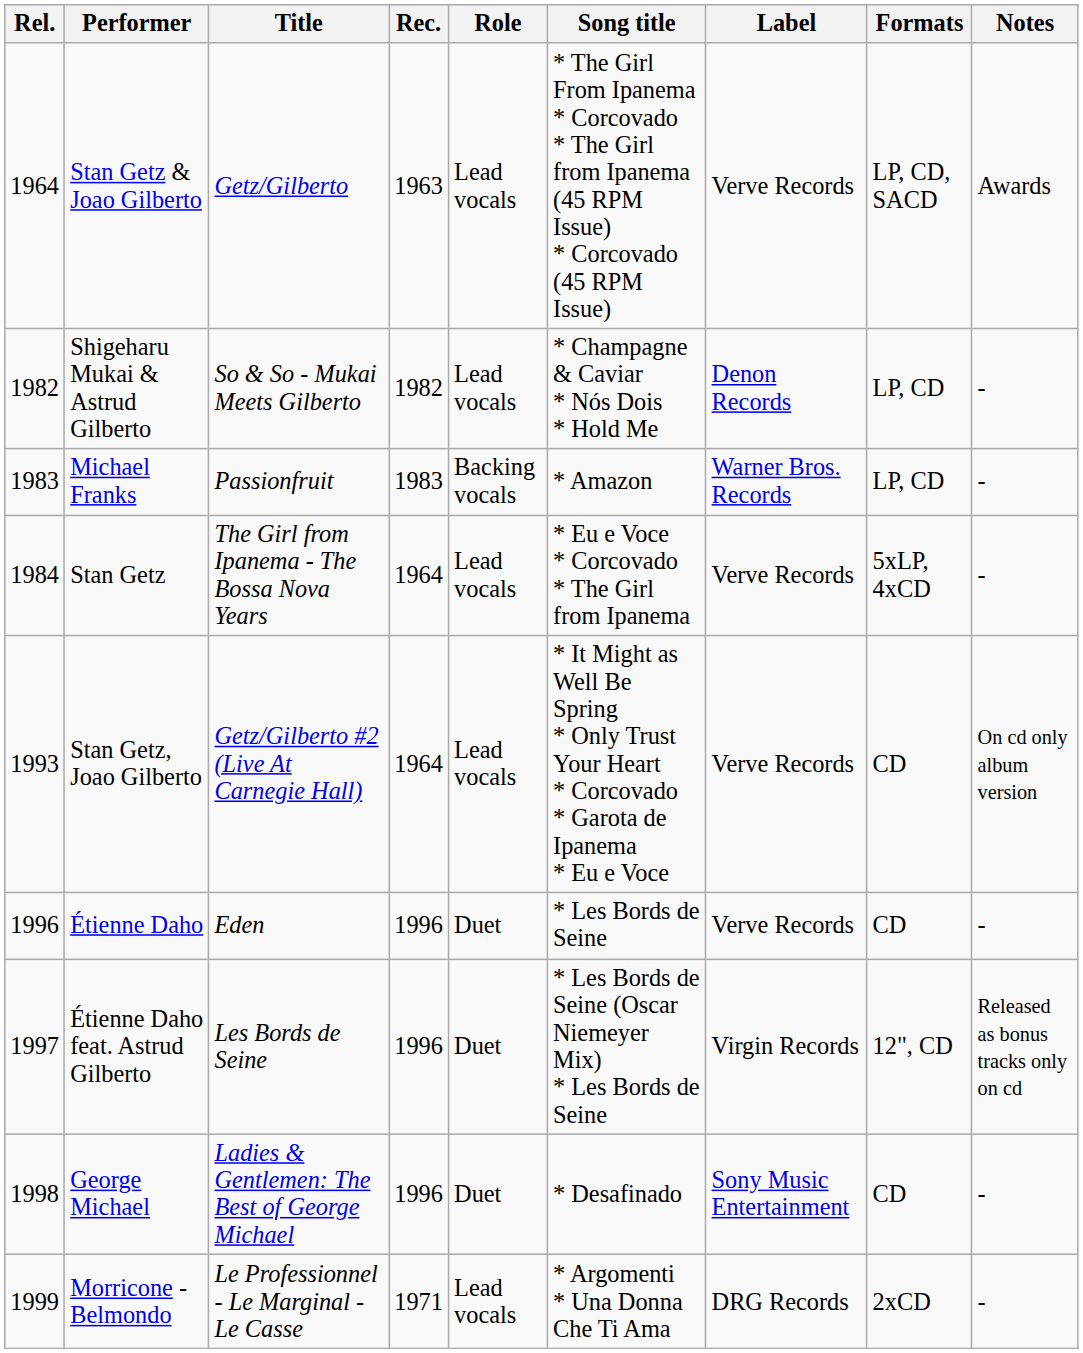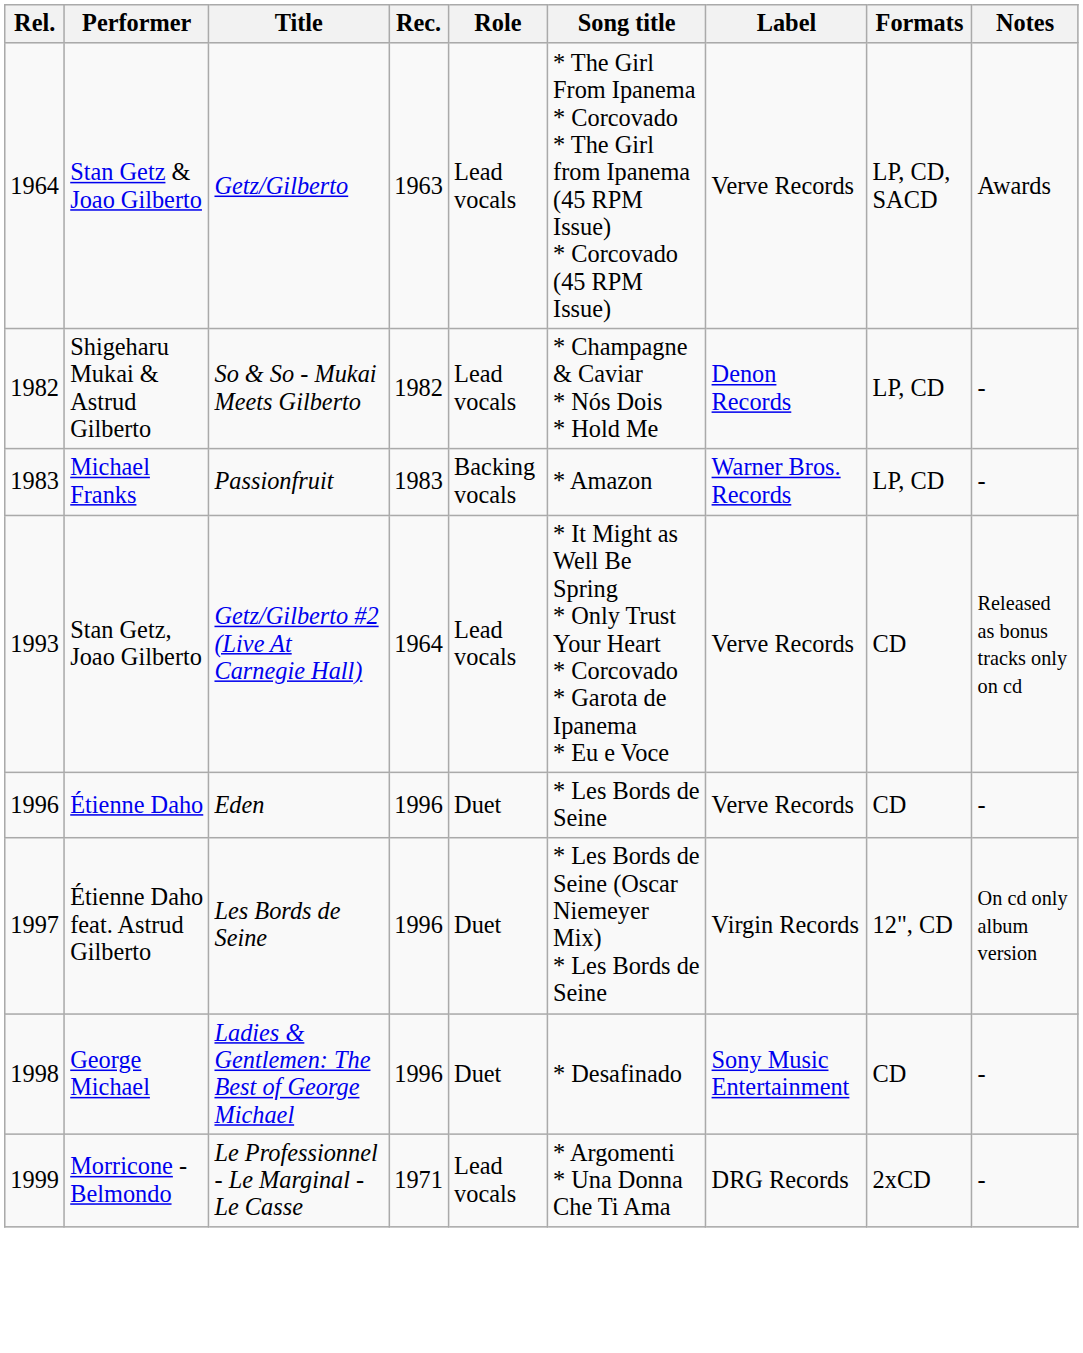- row: (118, 574)
(1023, 765) On cd only album version -> (1022, 644) Released as bonus tracks only on cd
(1022, 1047) Released as bonus tracks only on cd -> (1023, 927) On cd only album version
